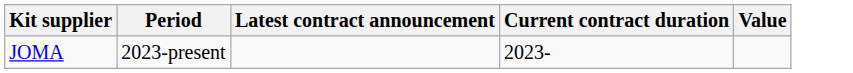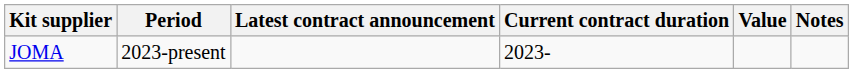+ column: (820, 20)
